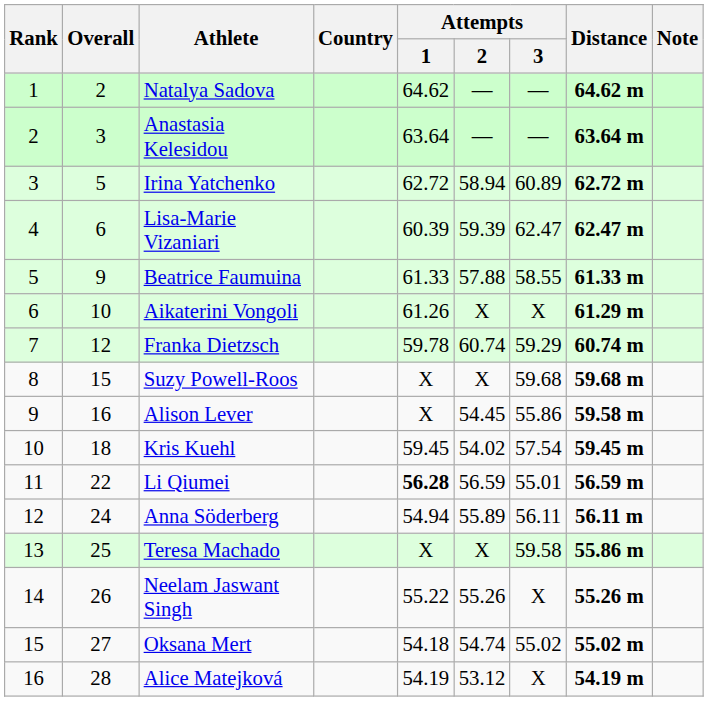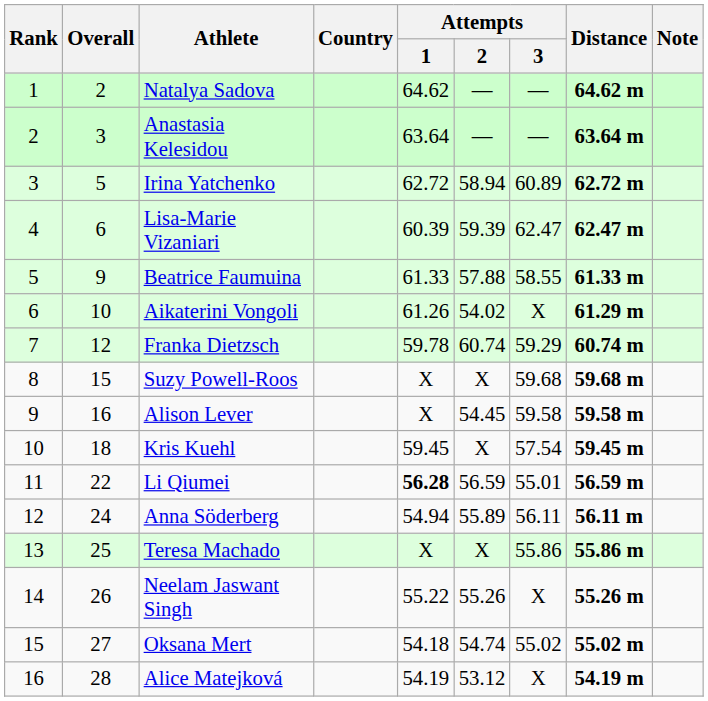(482, 310) X -> (482, 310) 54.02
(538, 413) 55.86 -> (538, 413) 59.58
(482, 447) 54.02 -> (482, 447) X
(538, 550) 59.58 -> (538, 550) 55.86
